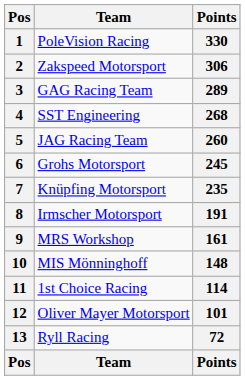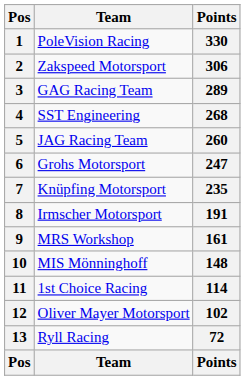(217, 164) 245 -> (217, 164) 247
(217, 312) 101 -> (217, 312) 102
